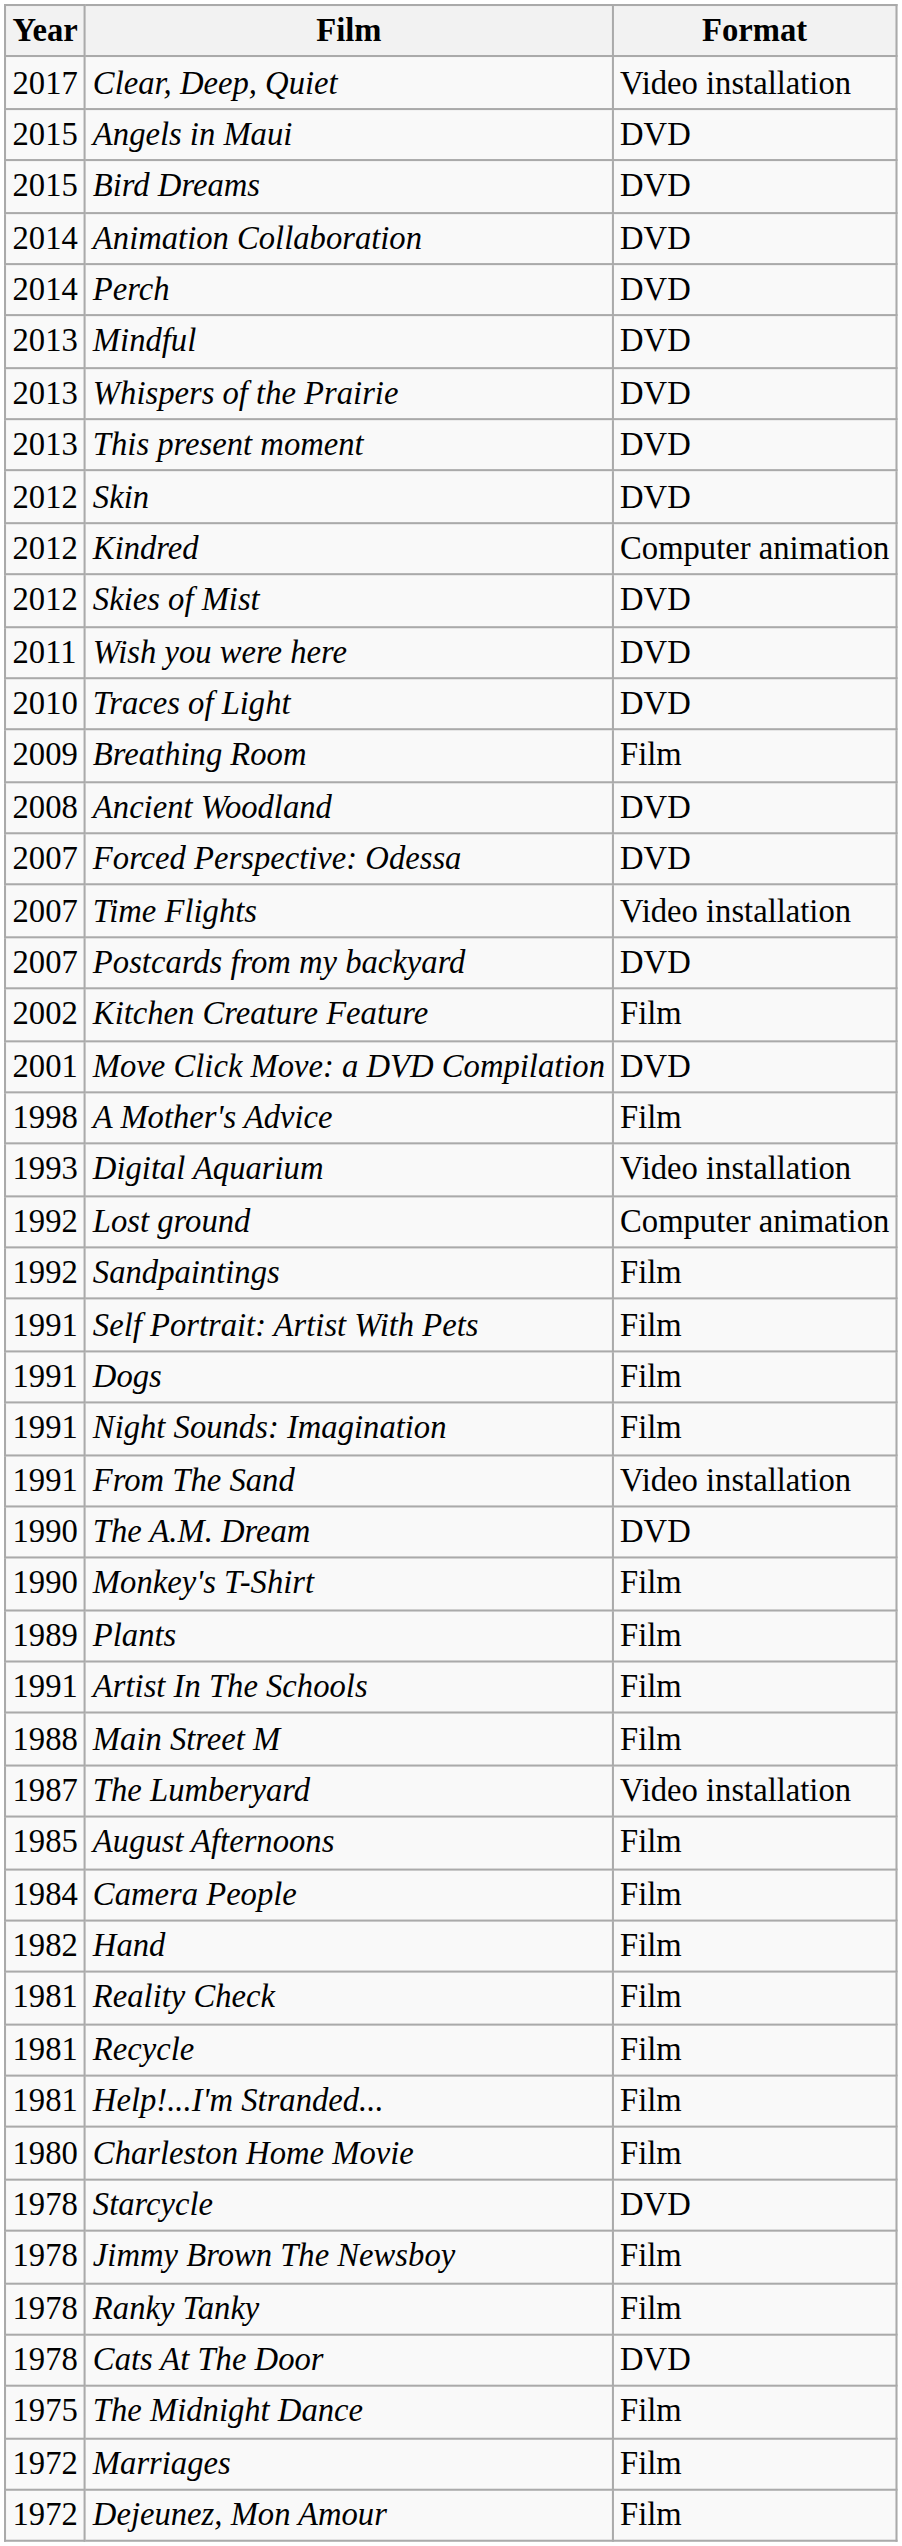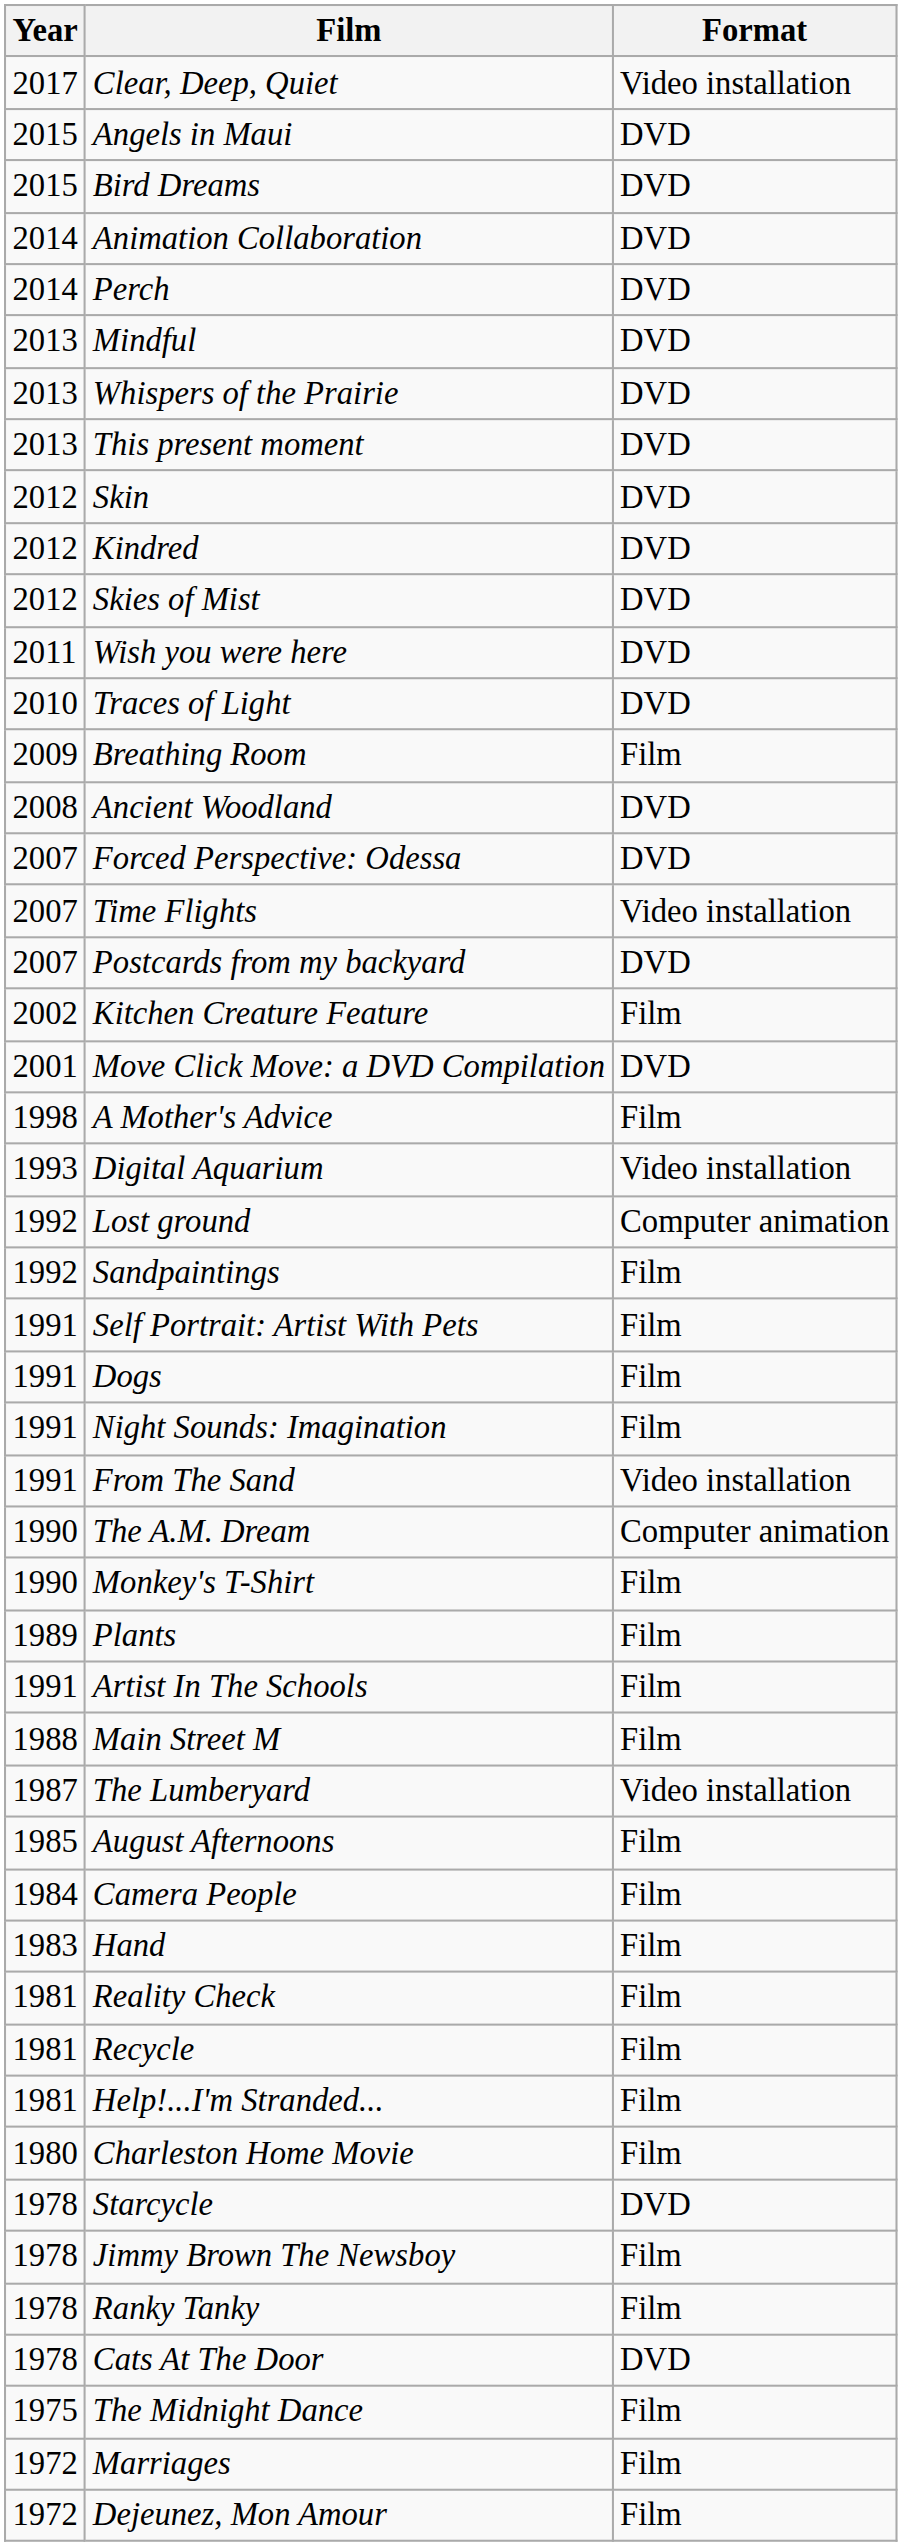(755, 548) Computer animation -> (655, 548) DVD
(655, 1531) DVD -> (755, 1531) Computer animation
(45, 1945) 1982 -> (45, 1945) 1983
